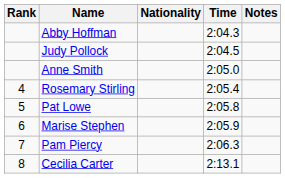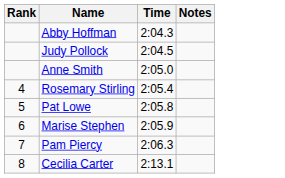- column: (171, 13)
